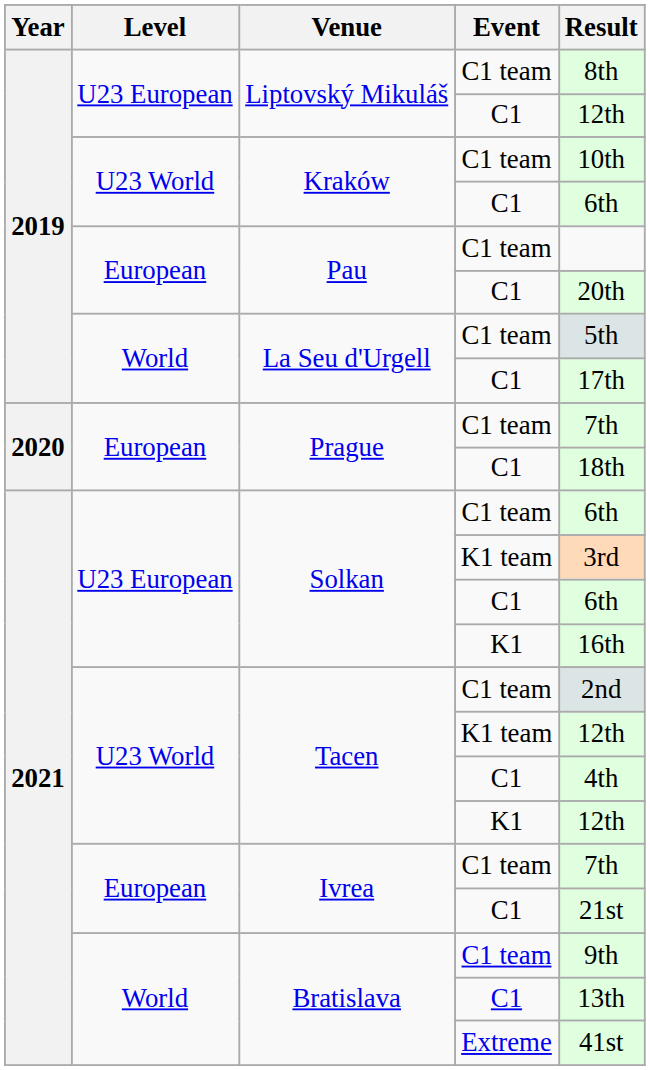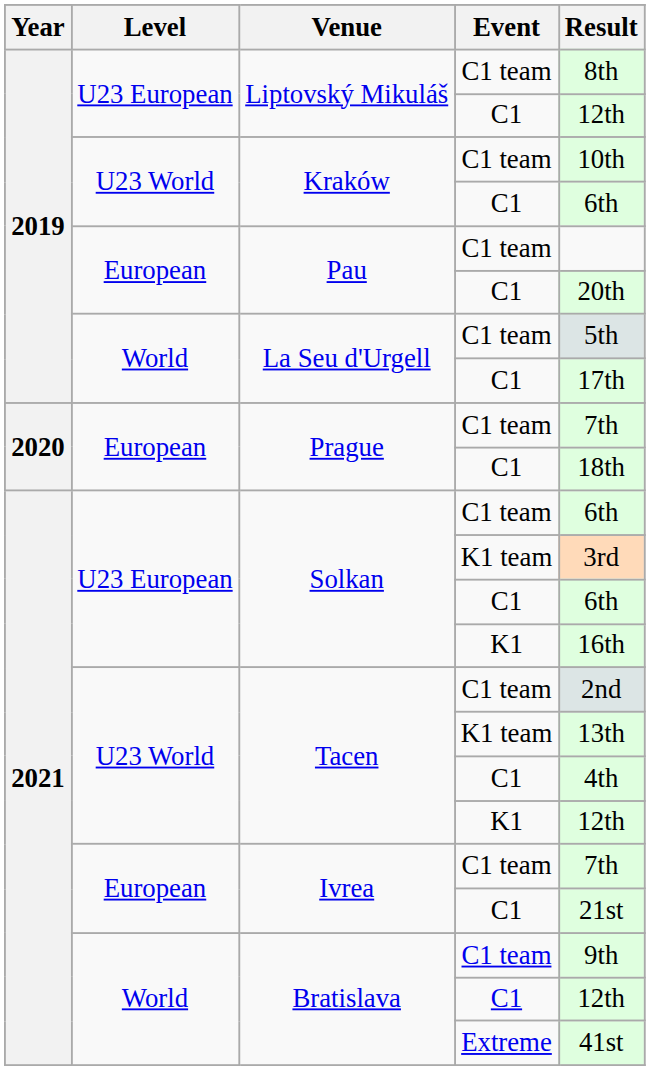(601, 733) 12th -> (601, 733) 13th
(601, 998) 13th -> (601, 998) 12th
